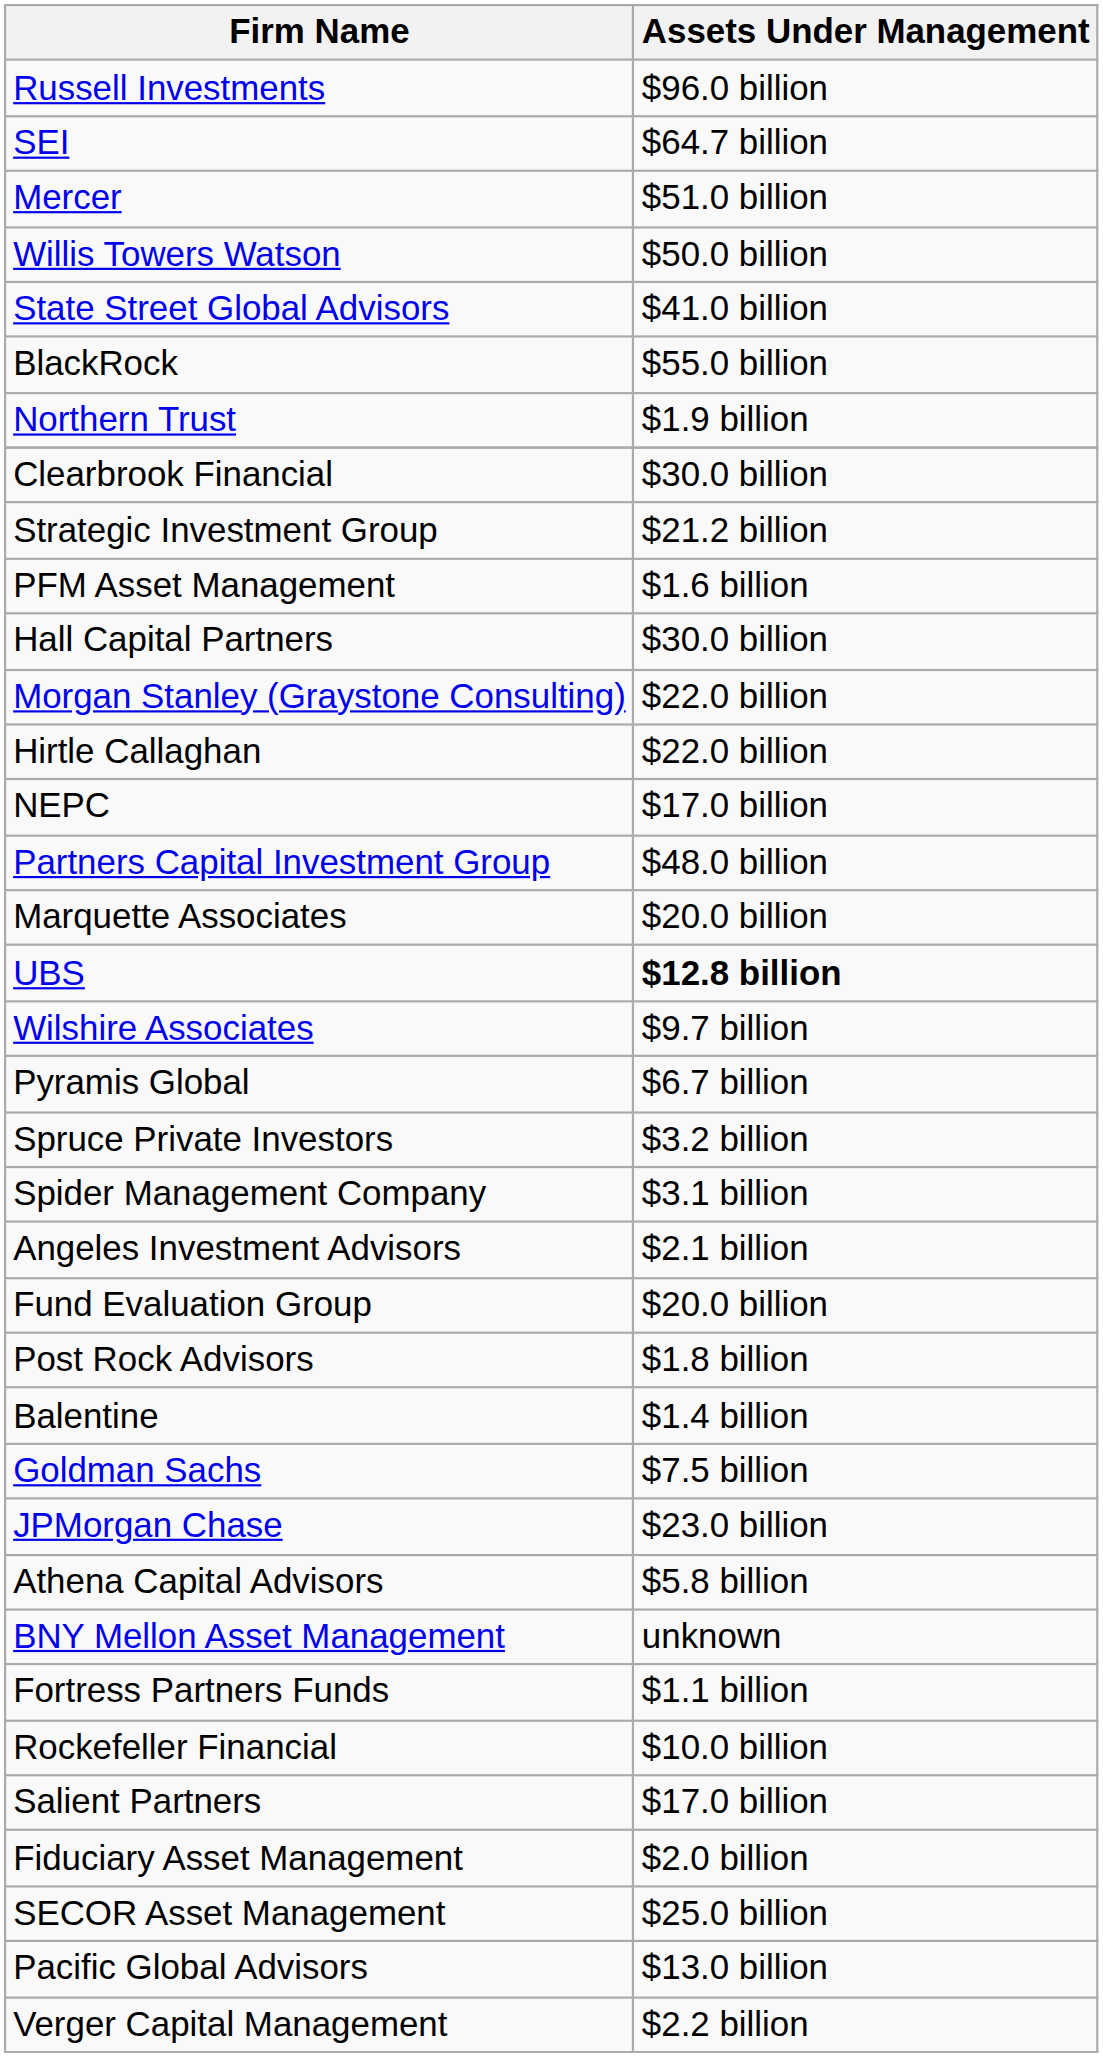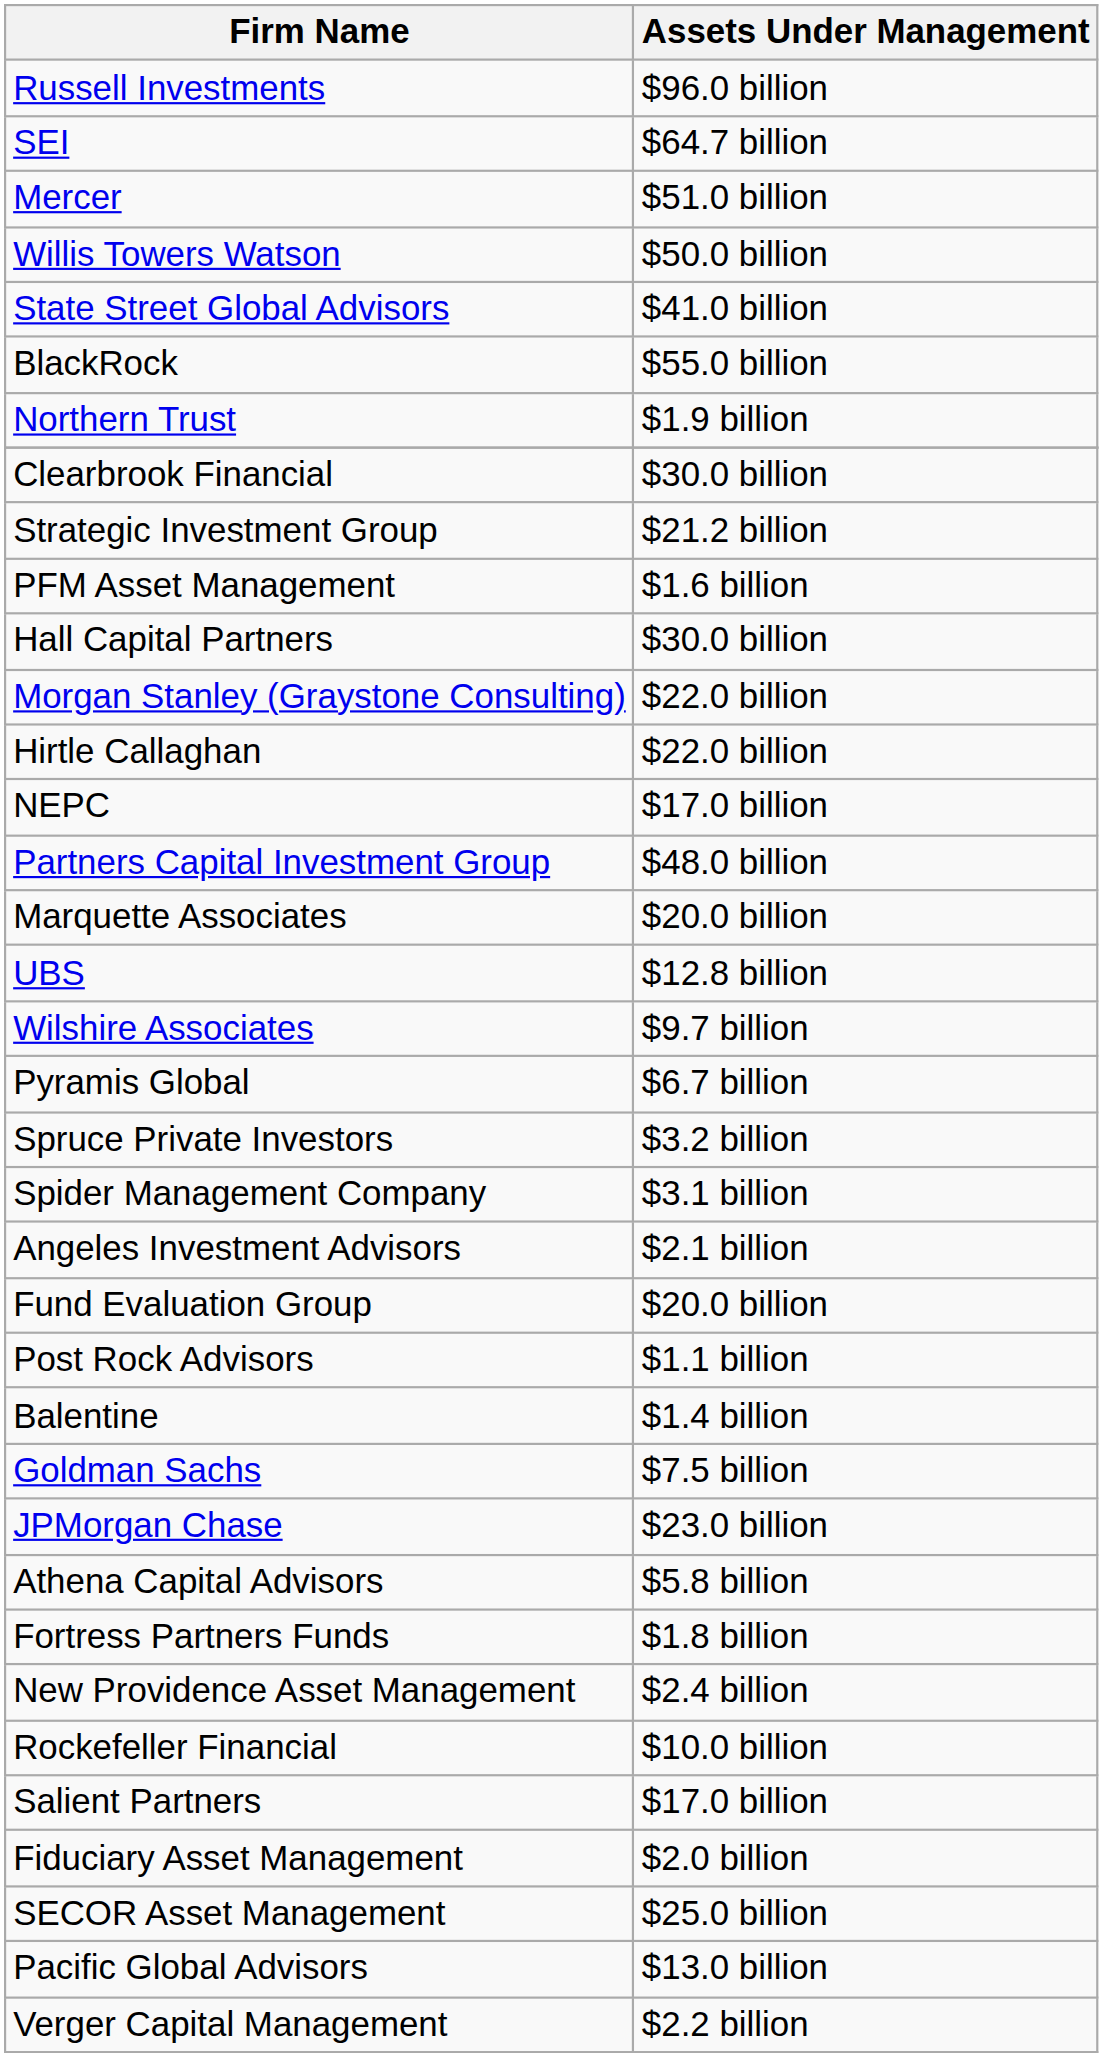(742, 972) bold -> (735, 972) normal
(725, 1359) $1.8 billion -> (725, 1359) $1.1 billion
- row: (259, 1636)
(725, 1691) $1.1 billion -> (725, 1636) $1.8 billion
+ row: (294, 1691)
